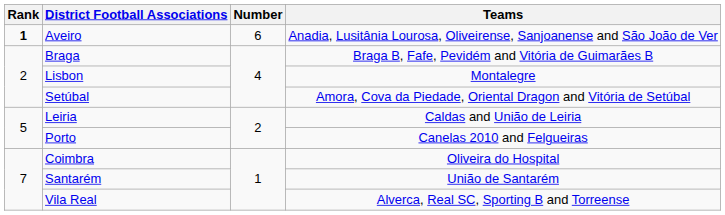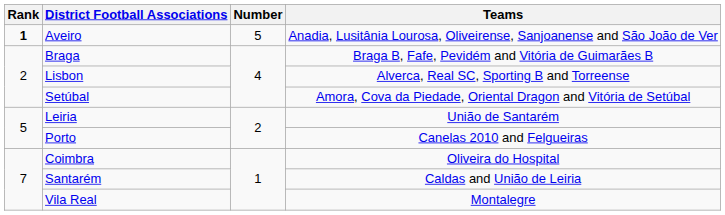(258, 35) 6 -> (258, 35) 5
(503, 76) Montalegre -> (503, 76) Alverca, Real SC, Sporting B and Torreense
(503, 117) Caldas and União de Leiria -> (503, 117) União de Santarém
(503, 179) União de Santarém -> (503, 179) Caldas and União de Leiria
(503, 199) Alverca, Real SC, Sporting B and Torreense -> (503, 199) Montalegre
